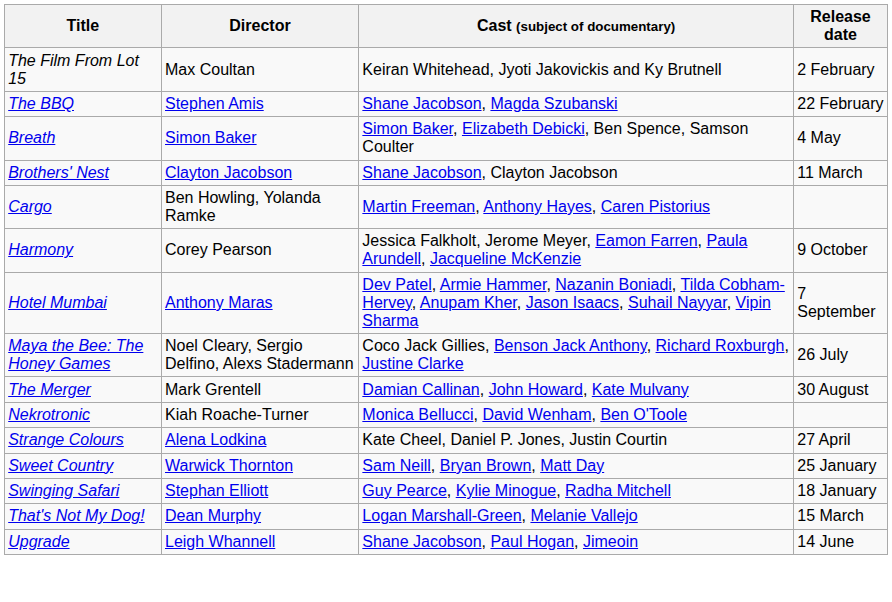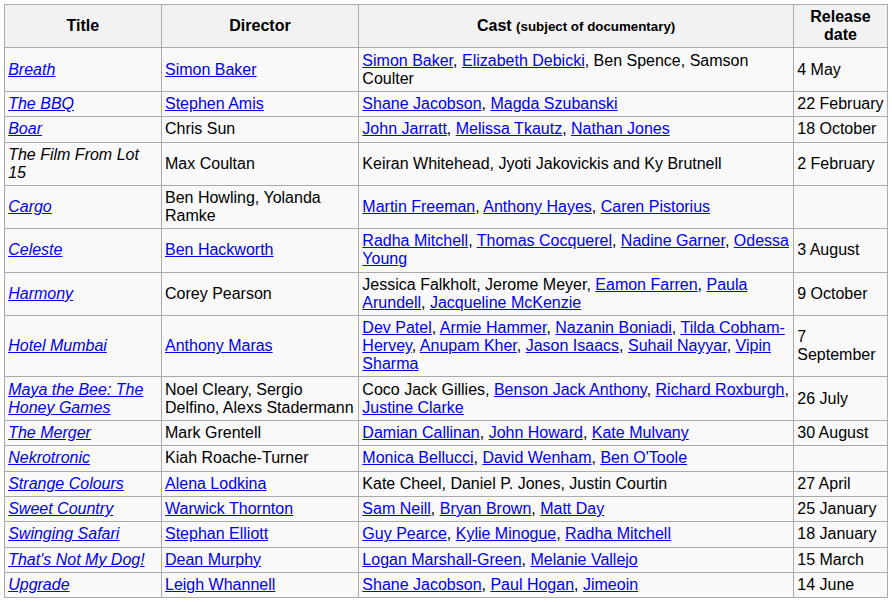rows swapped: (74, 69) <-> (32, 138)
+ row: (25, 129)
- row: (59, 172)
+ row: (35, 250)
